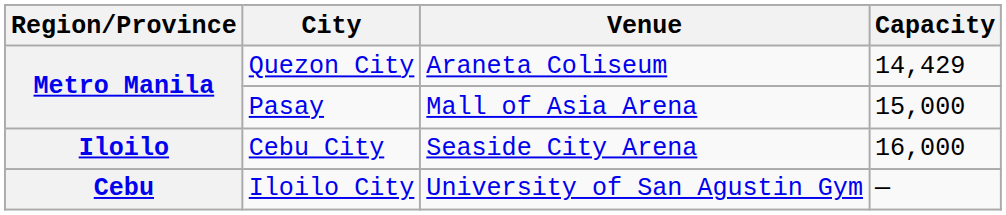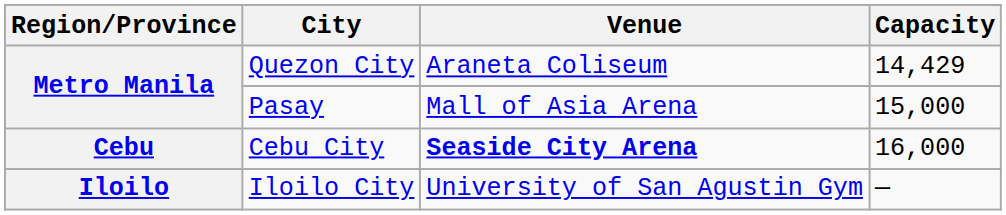(124, 148) Iloilo -> (124, 148) Cebu
(562, 148) normal -> (562, 148) bold
(124, 189) Cebu -> (124, 189) Iloilo
